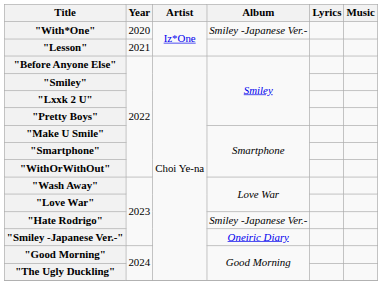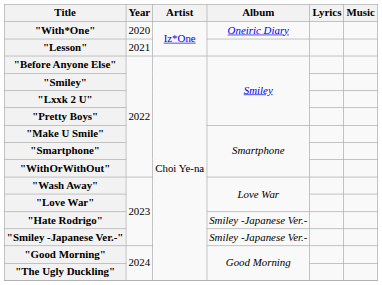(258, 30) Smiley -Japanese Ver.- -> (258, 30) Oneiric Diary
(258, 237) Oneiric Diary -> (258, 237) Smiley -Japanese Ver.-
